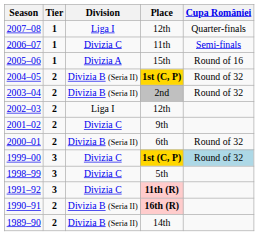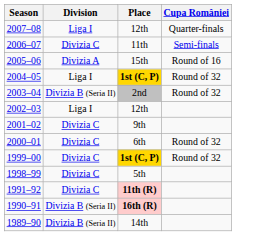- column: (54, 12)
(103, 77) Divizia B (Seria II) -> (80, 77) Liga I
(103, 142) Divizia B (Seria II) -> (80, 142) Divizia C
(219, 158) lightblue background -> (196, 158) no background
